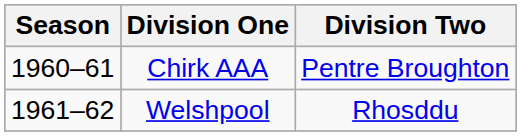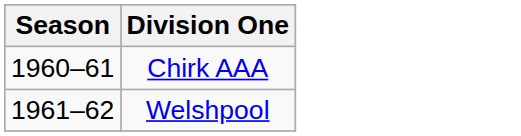- column: (405, 25)
